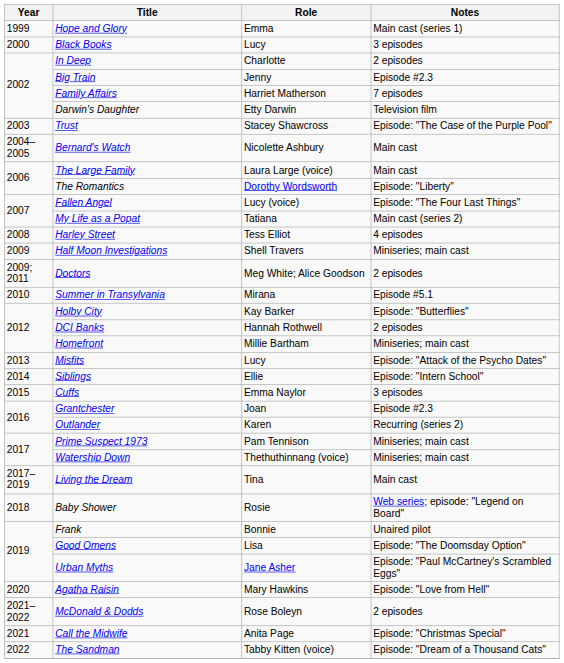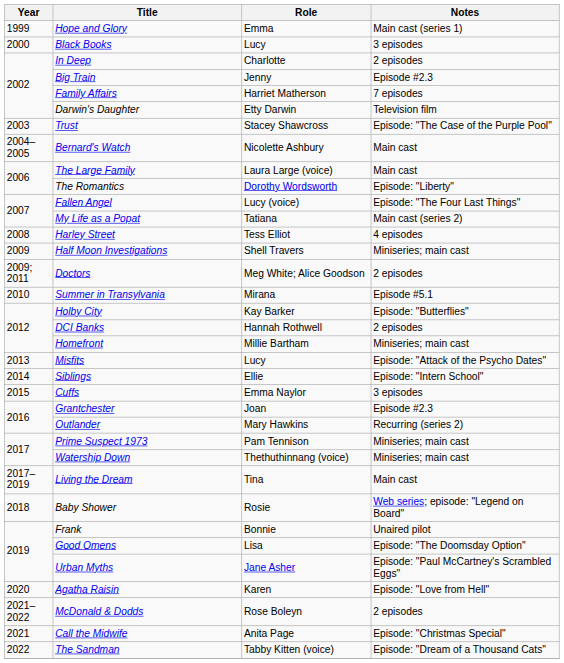(258, 425) Karen -> (276, 425) Mary Hawkins
(276, 589) Mary Hawkins -> (258, 589) Karen
